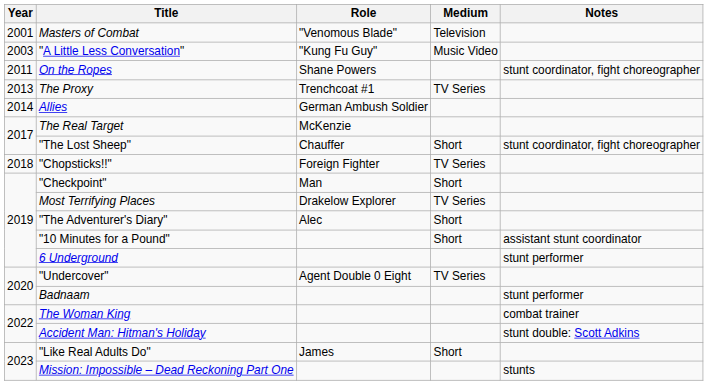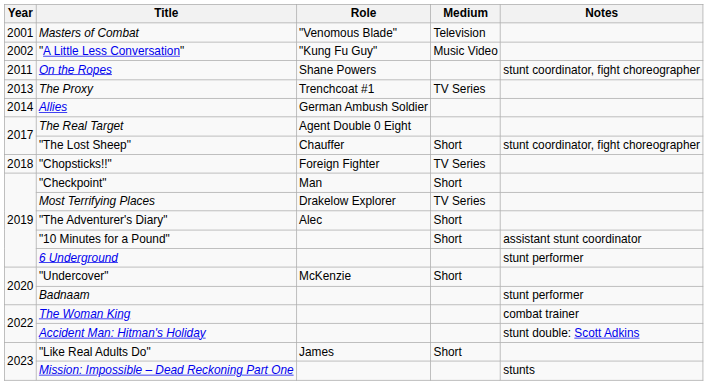(20, 51) 2003 -> (20, 51) 2002
(325, 126) McKenzie -> (355, 126) Agent Double 0 Eight
(355, 276) Agent Double 0 Eight -> (325, 276) McKenzie
(459, 276) TV Series -> (448, 276) Short
